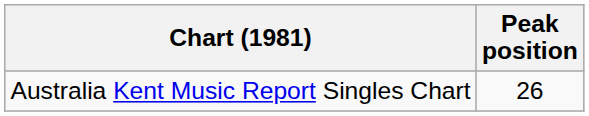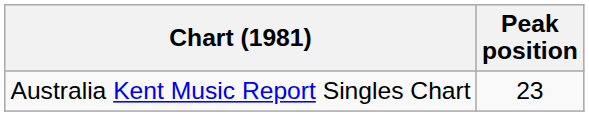(530, 90) 26 -> (530, 90) 23
